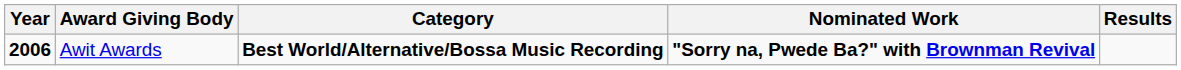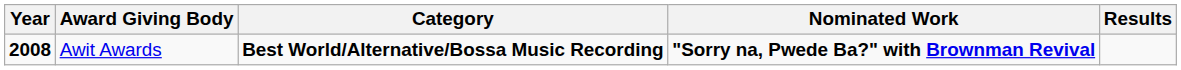(30, 49) 2006 -> (30, 49) 2008
